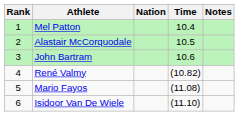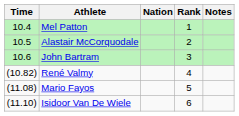columns swapped: (18, 12) <-> (185, 12)
